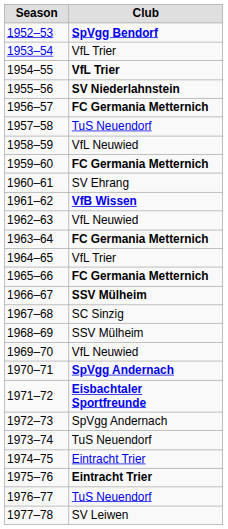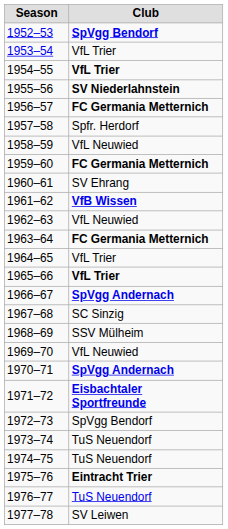(112, 126) TuS Neuendorf -> (105, 126) Spfr. Herdorf
(140, 276) FC Germania Metternich -> (96, 276) VfL Trier
(109, 295) SSV Mülheim -> (123, 295) SpVgg Andernach
(119, 421) SpVgg Andernach -> (112, 421) SpVgg Bendorf
(109, 459) Eintracht Trier -> (112, 459) TuS Neuendorf
